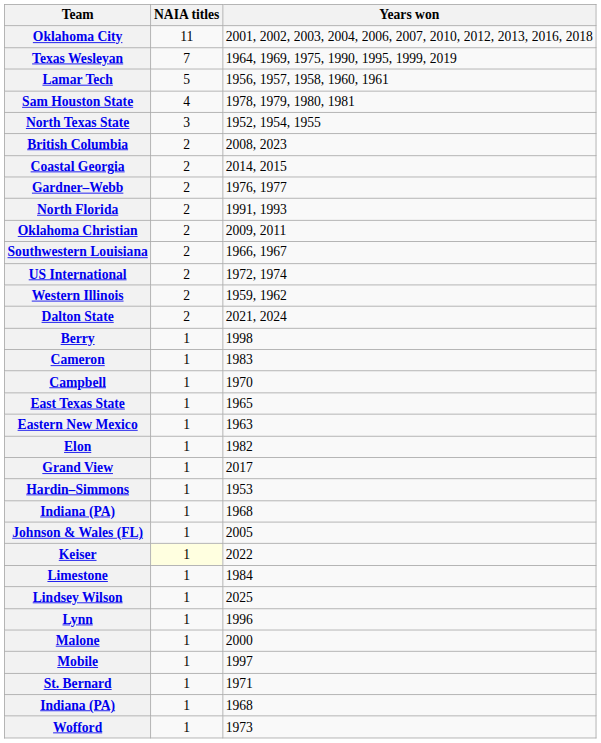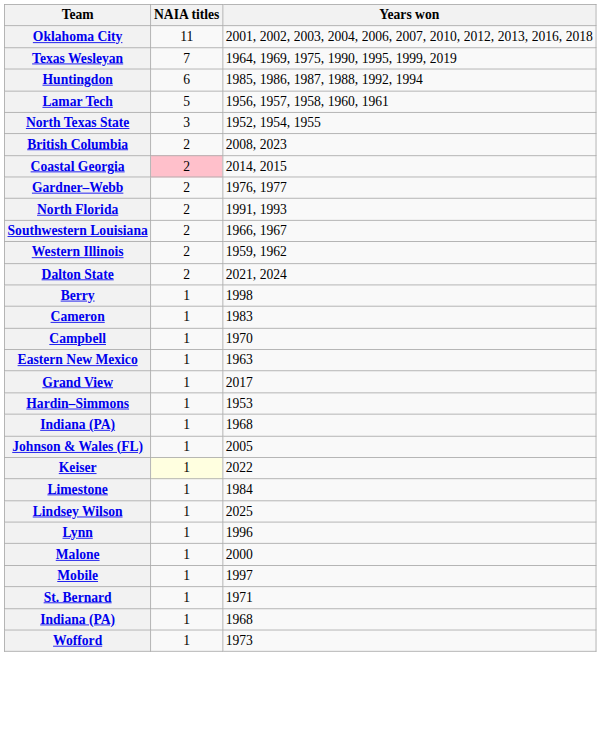+ row: (78, 79)
- row: (78, 101)
(187, 166) no background -> (187, 166) pink background
- row: (78, 230)
- row: (78, 274)
- row: (78, 403)
- row: (78, 446)
